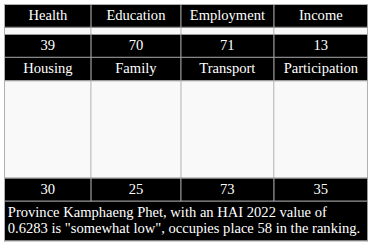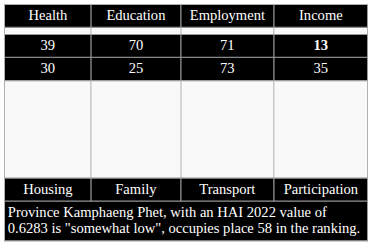(321, 45) normal -> (321, 45) bold
rows swapped: (48, 68) <-> (48, 189)
